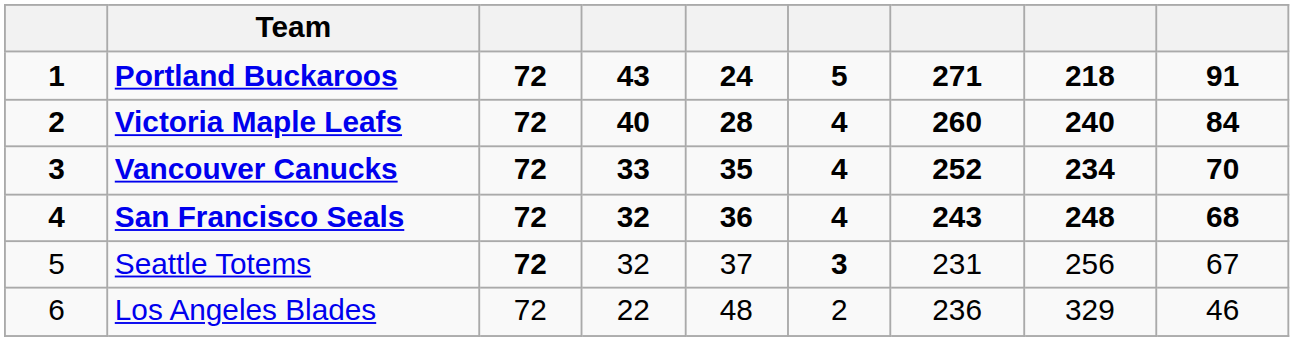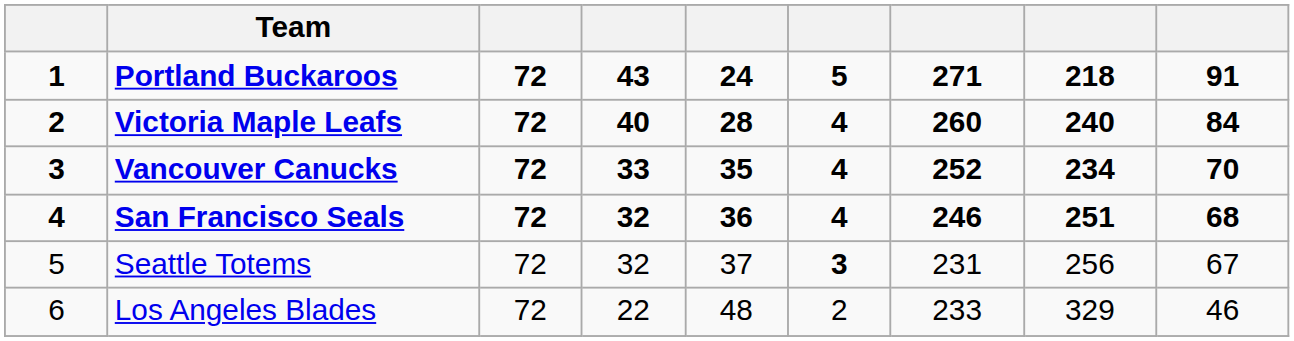(957, 216) 243 -> (957, 216) 246
(1090, 216) 248 -> (1090, 216) 251
(530, 264) bold -> (530, 264) normal
(957, 311) 236 -> (957, 311) 233
